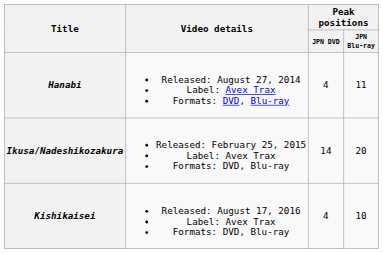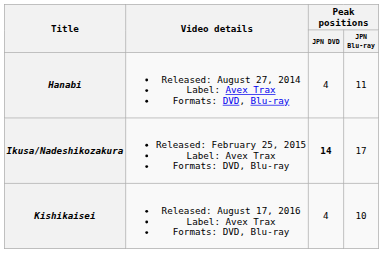(326, 151) normal -> (326, 151) bold
(361, 151) 20 -> (361, 151) 17
